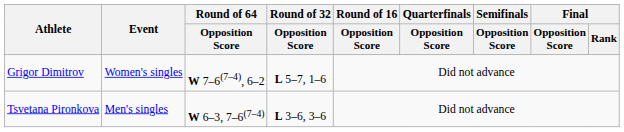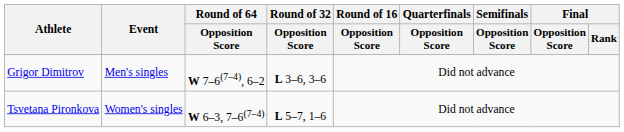(144, 73) Women's singles -> (136, 73) Men's singles
(300, 80) L 5–7, 1–6 -> (300, 80) L 3–6, 3–6
(136, 109) Men's singles -> (144, 109) Women's singles
(300, 116) L 3–6, 3–6 -> (300, 116) L 5–7, 1–6
